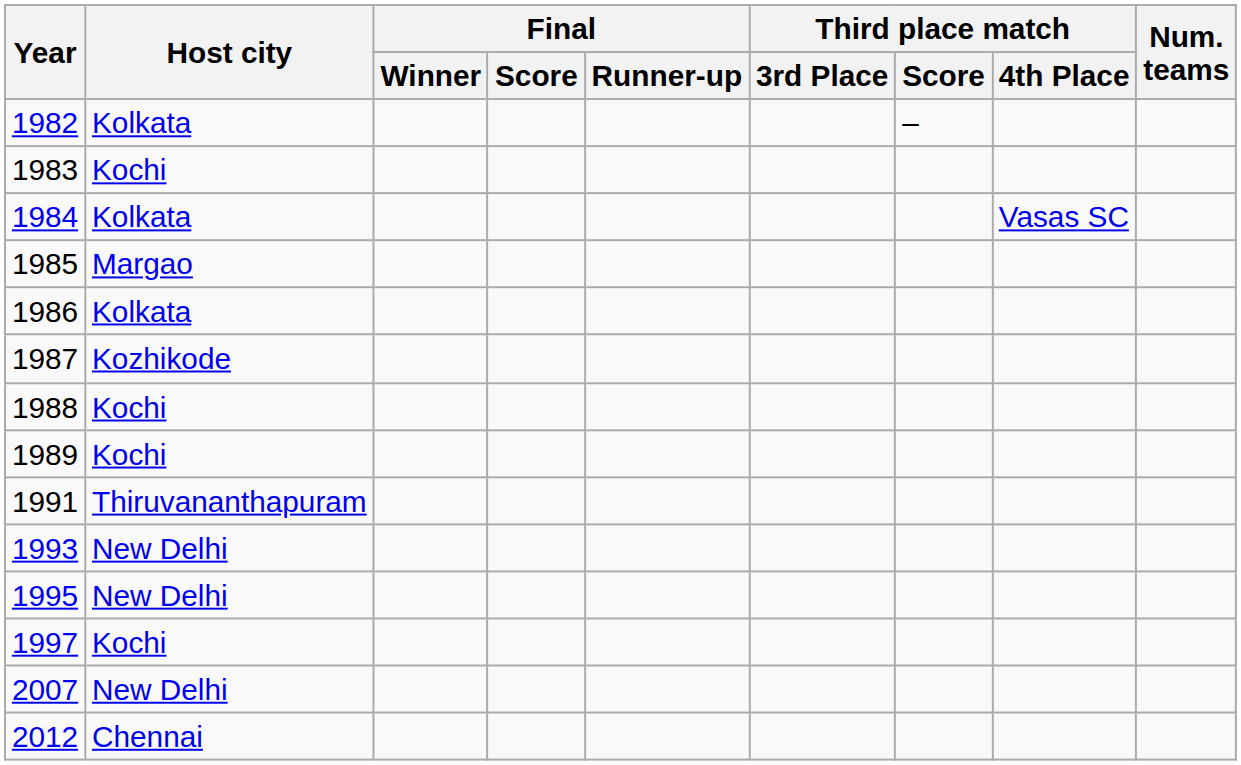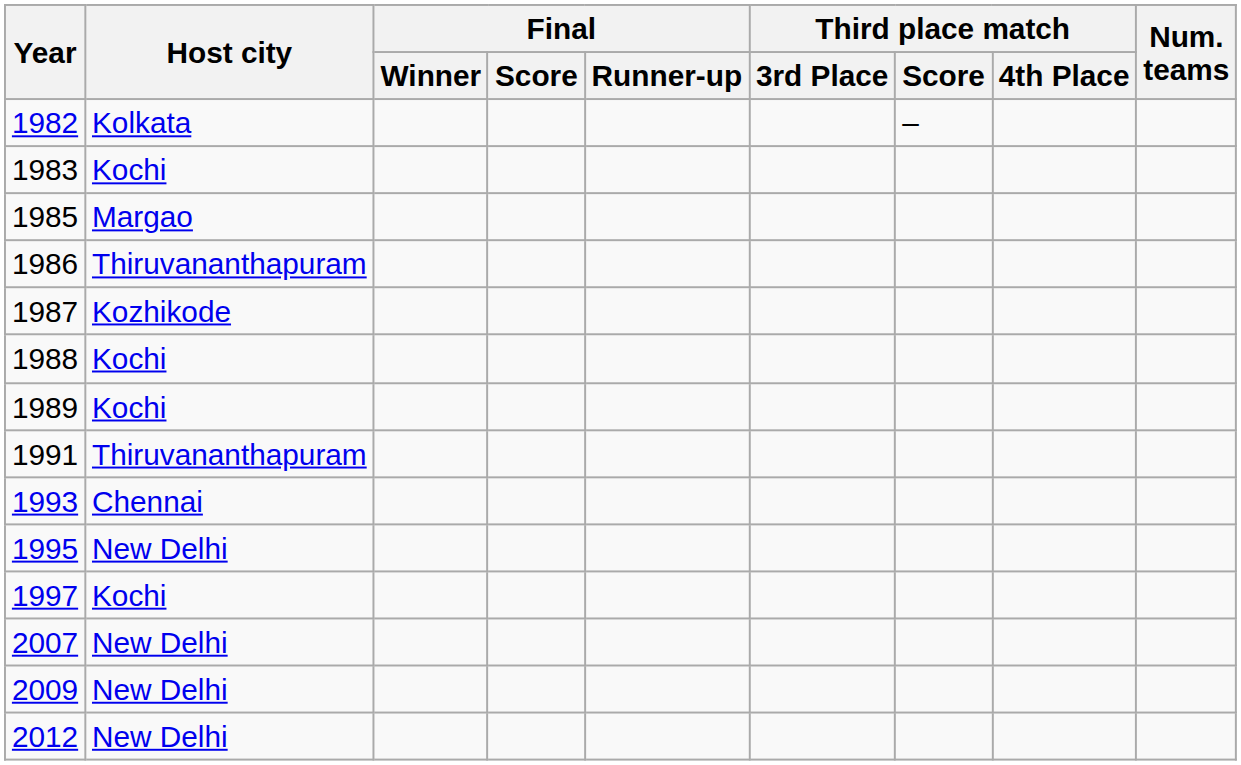- row: (45, 217)
(142, 312) Kolkata -> (229, 265) Thiruvananthapuram
(160, 548) New Delhi -> (147, 500) Chennai
+ row: (45, 689)
(147, 736) Chennai -> (160, 736) New Delhi
